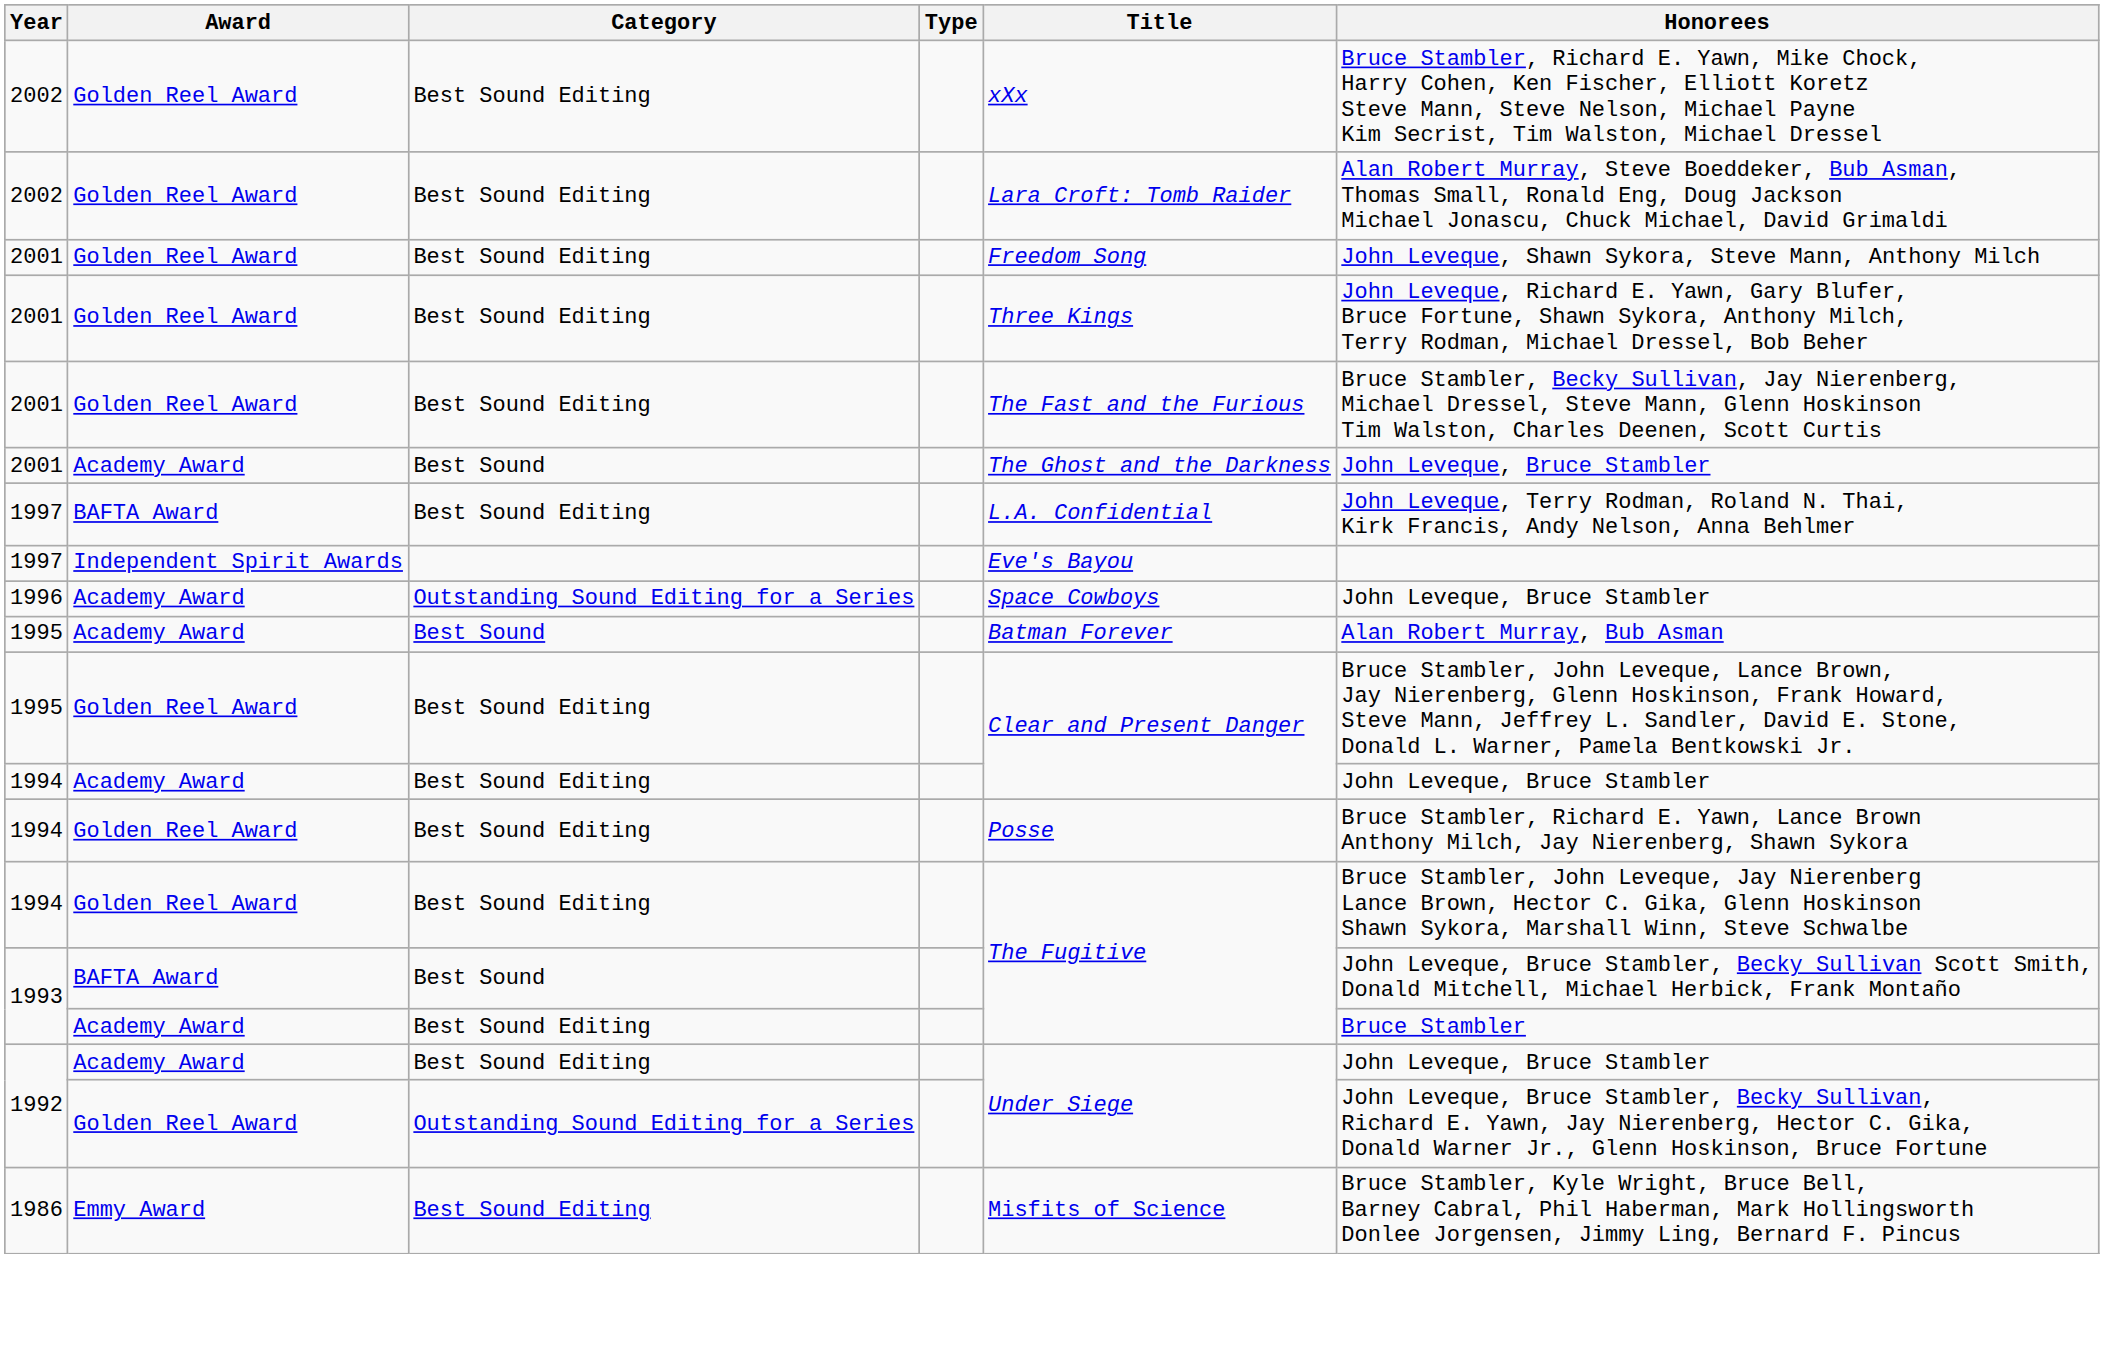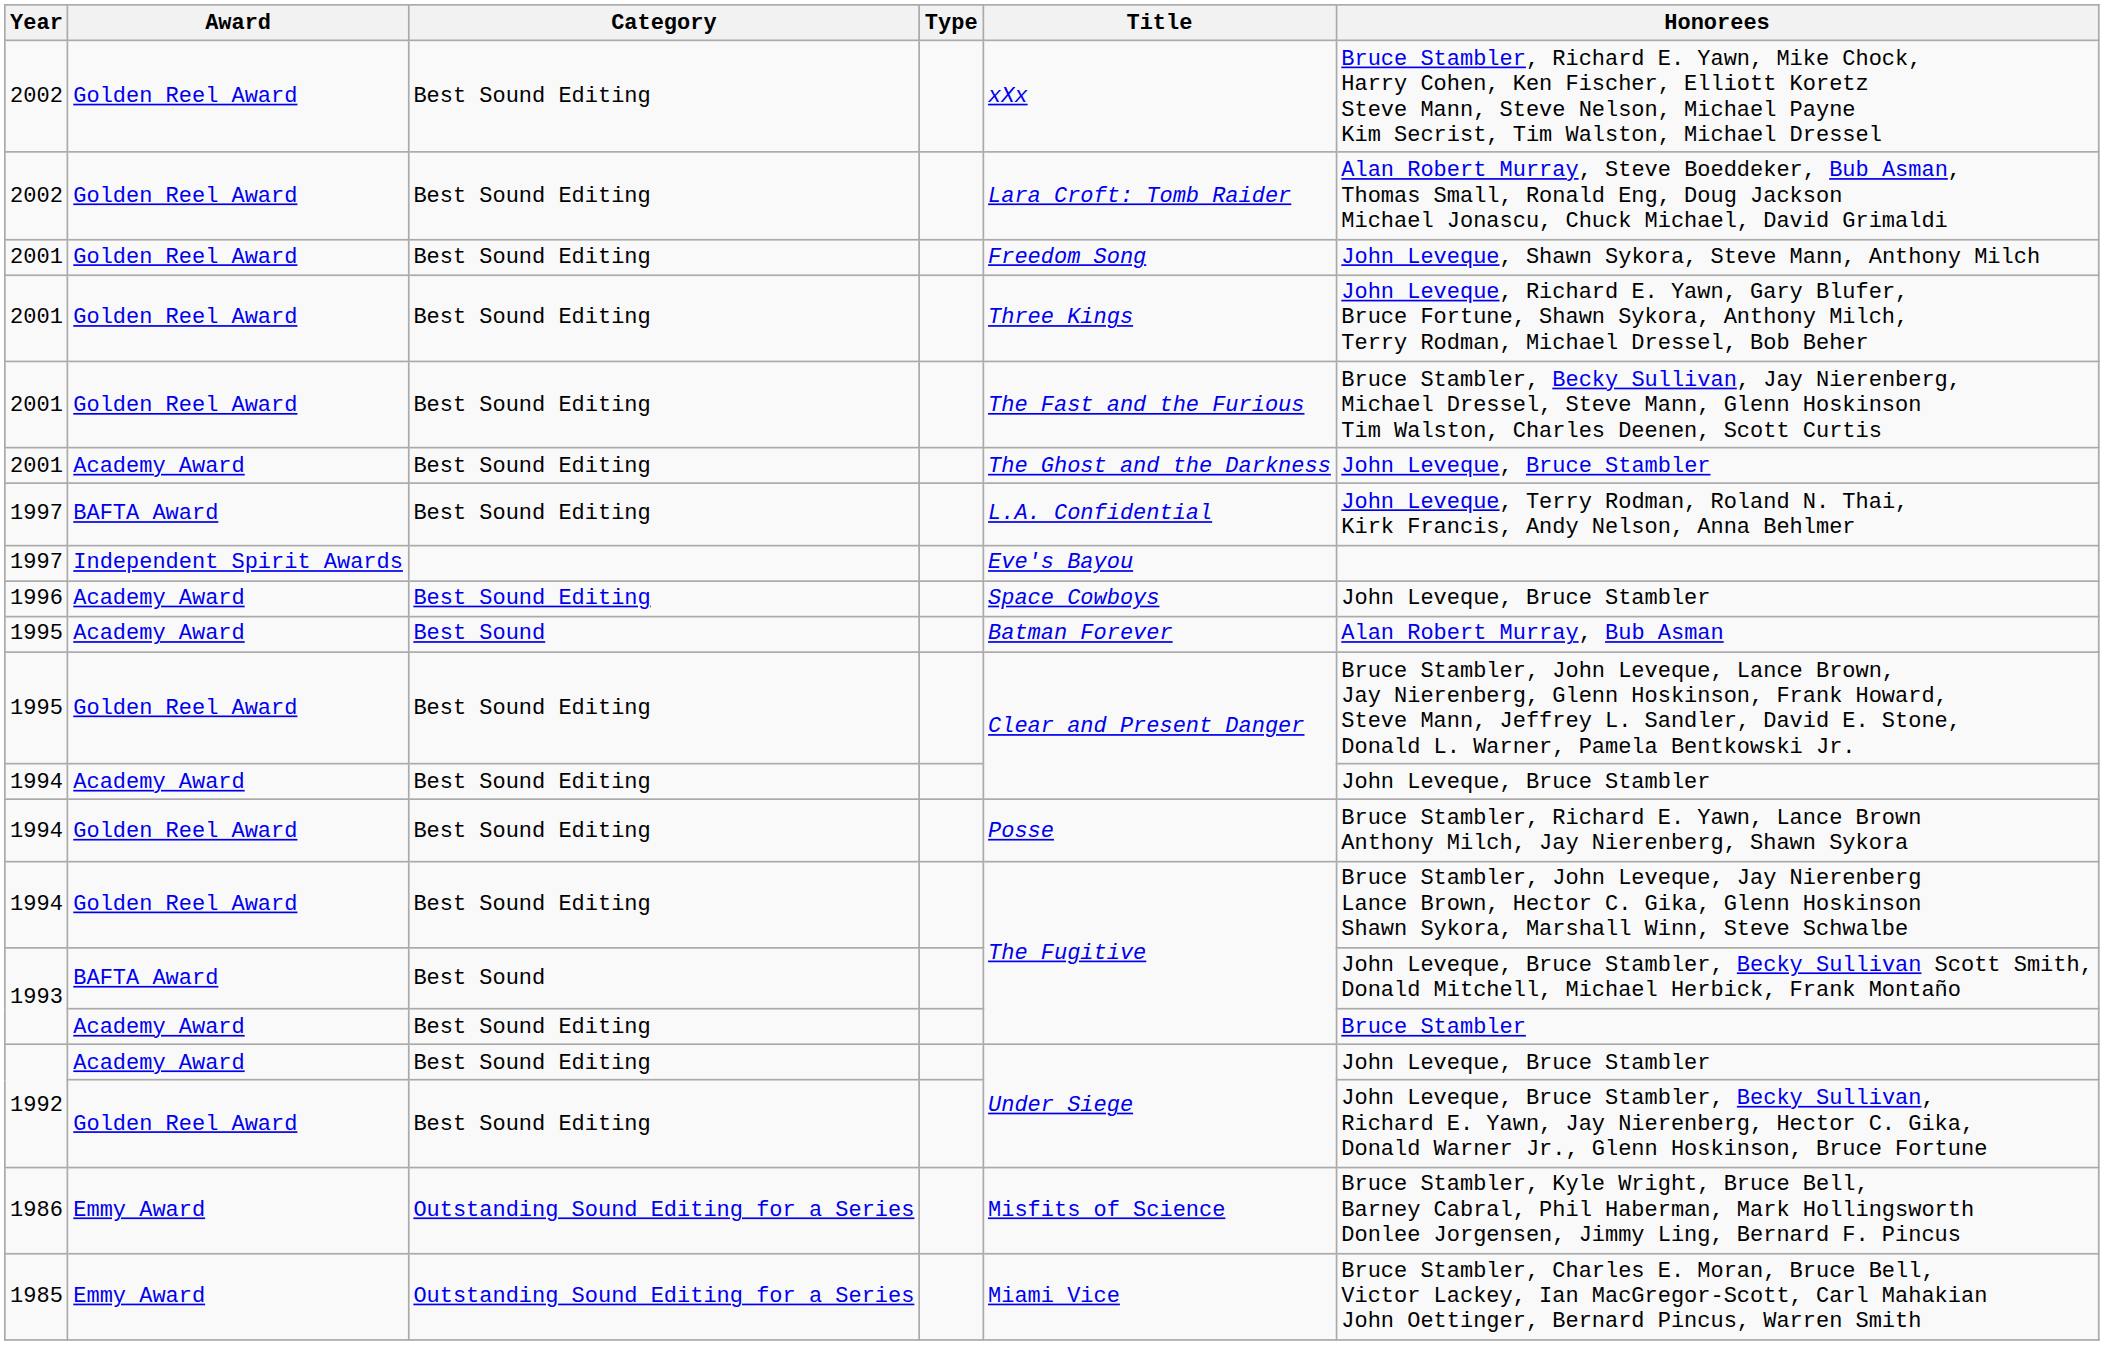(479, 466) Best Sound -> (532, 466) Best Sound Editing
(664, 599) Outstanding Sound Editing for a Series -> (532, 599) Best Sound Editing
(664, 1124) Outstanding Sound Editing for a Series -> (532, 1124) Best Sound Editing
(532, 1210) Best Sound Editing -> (664, 1210) Outstanding Sound Editing for a Series
+ row: (36, 1297)
